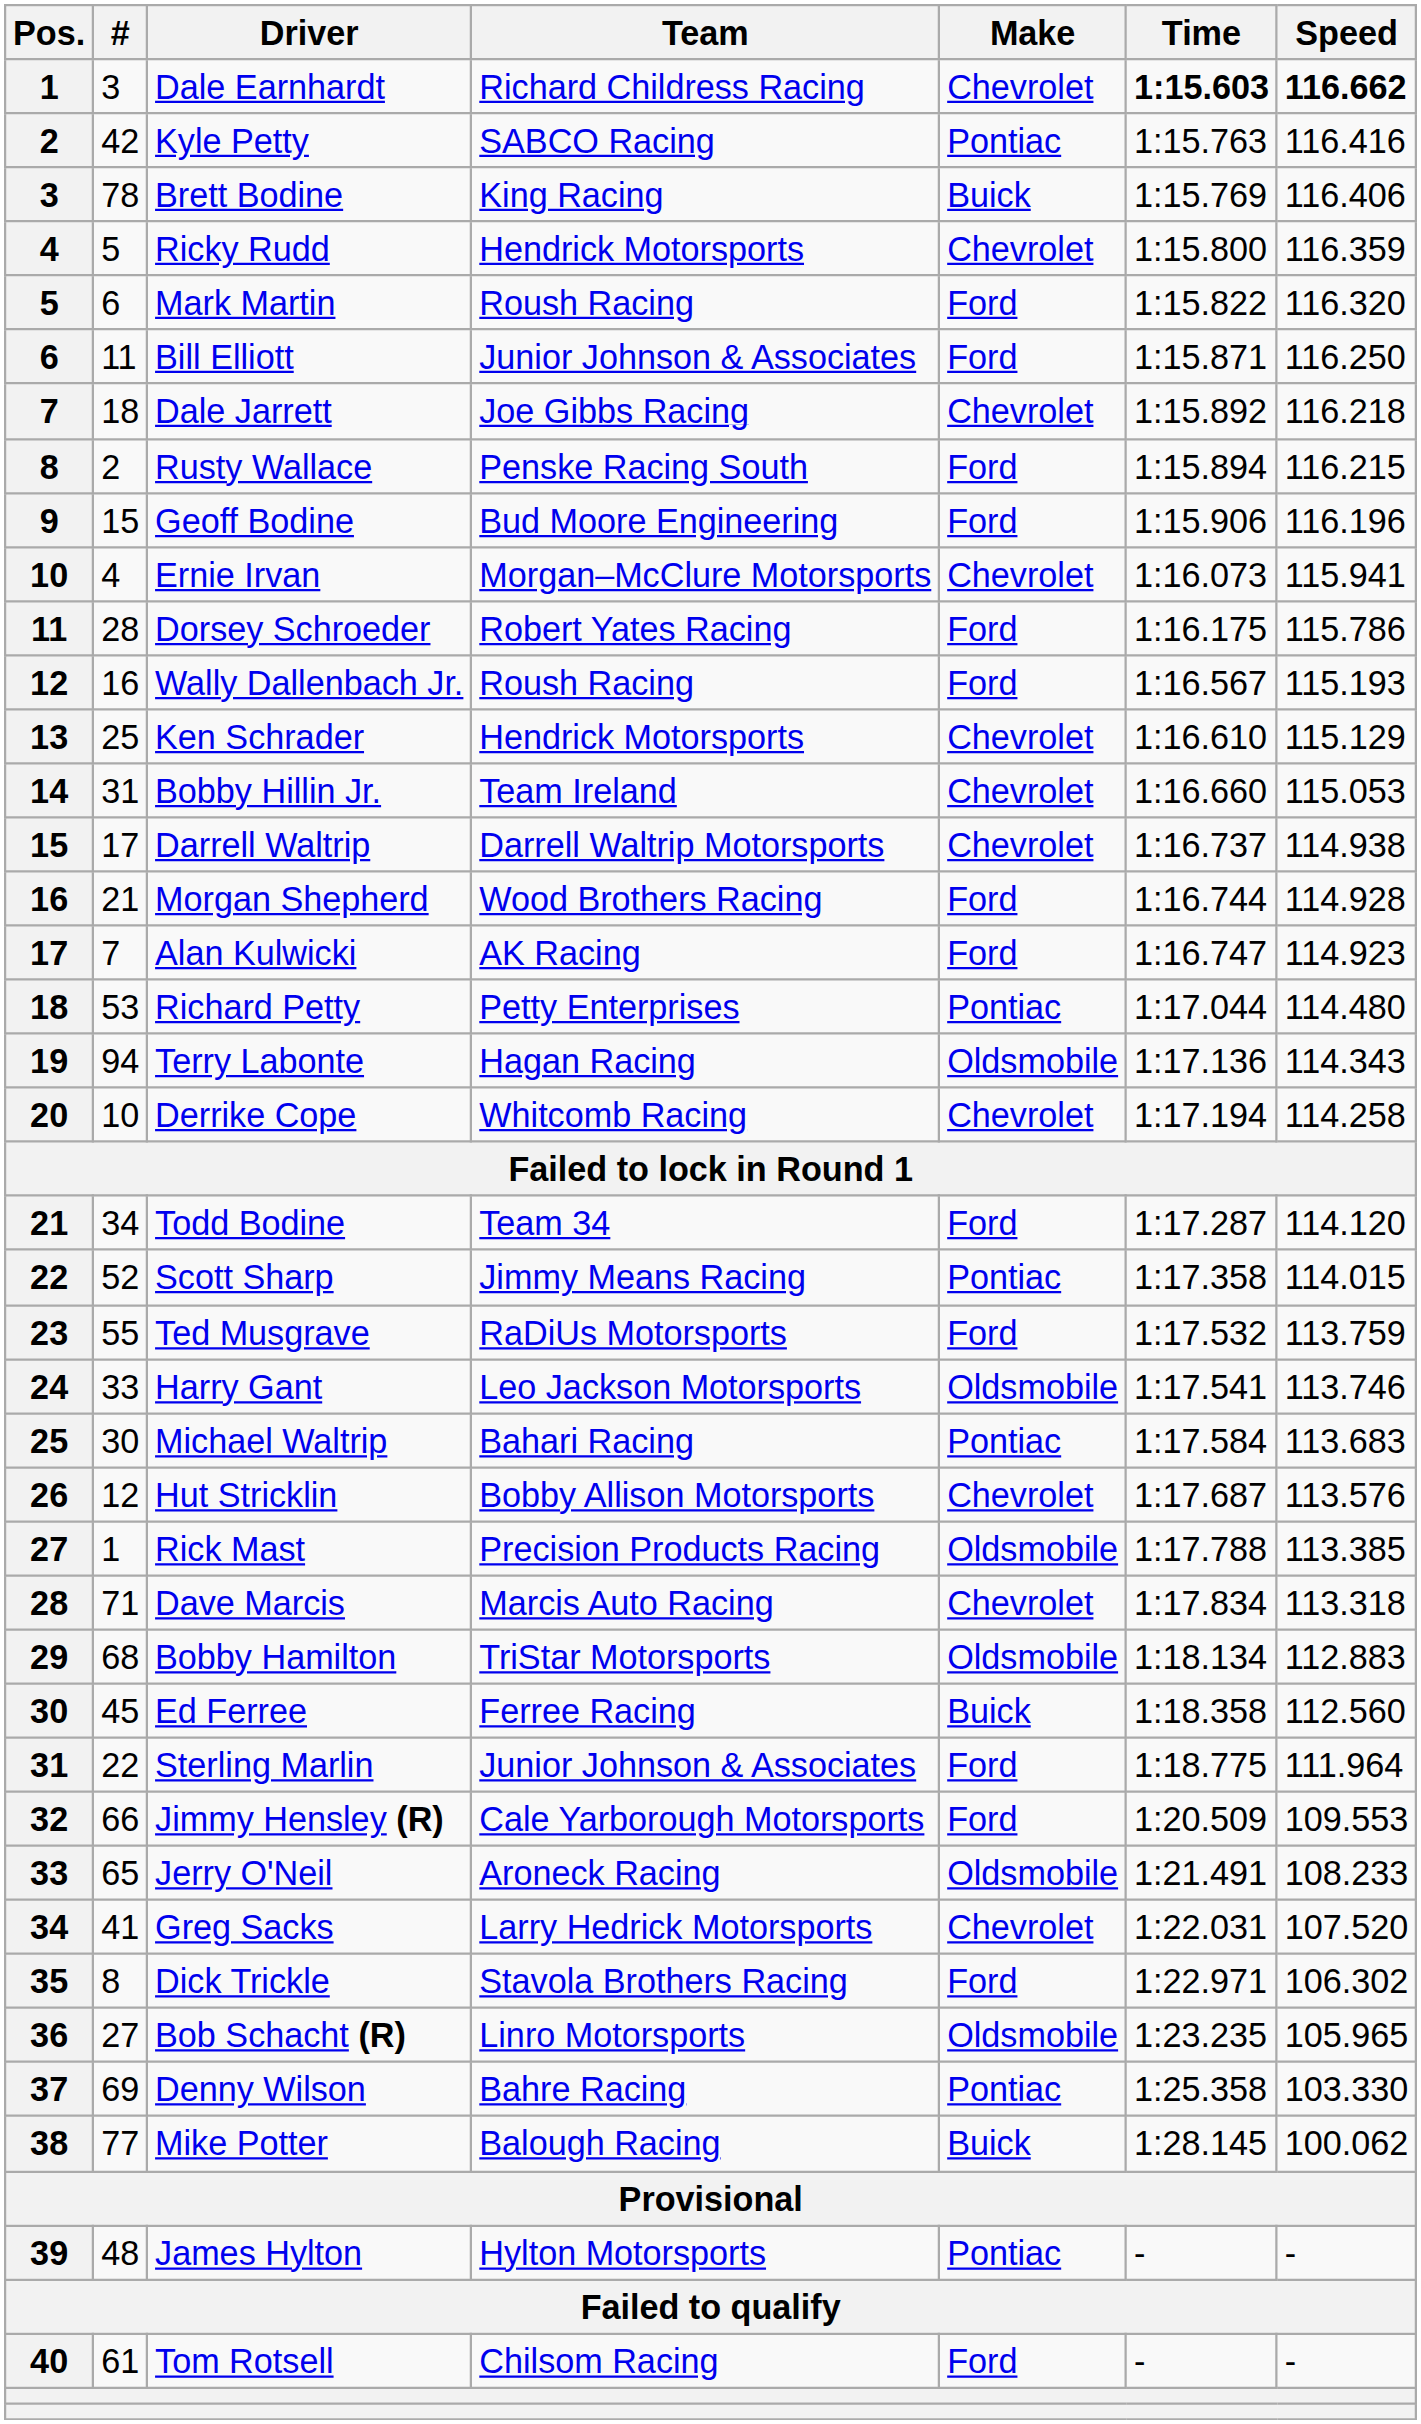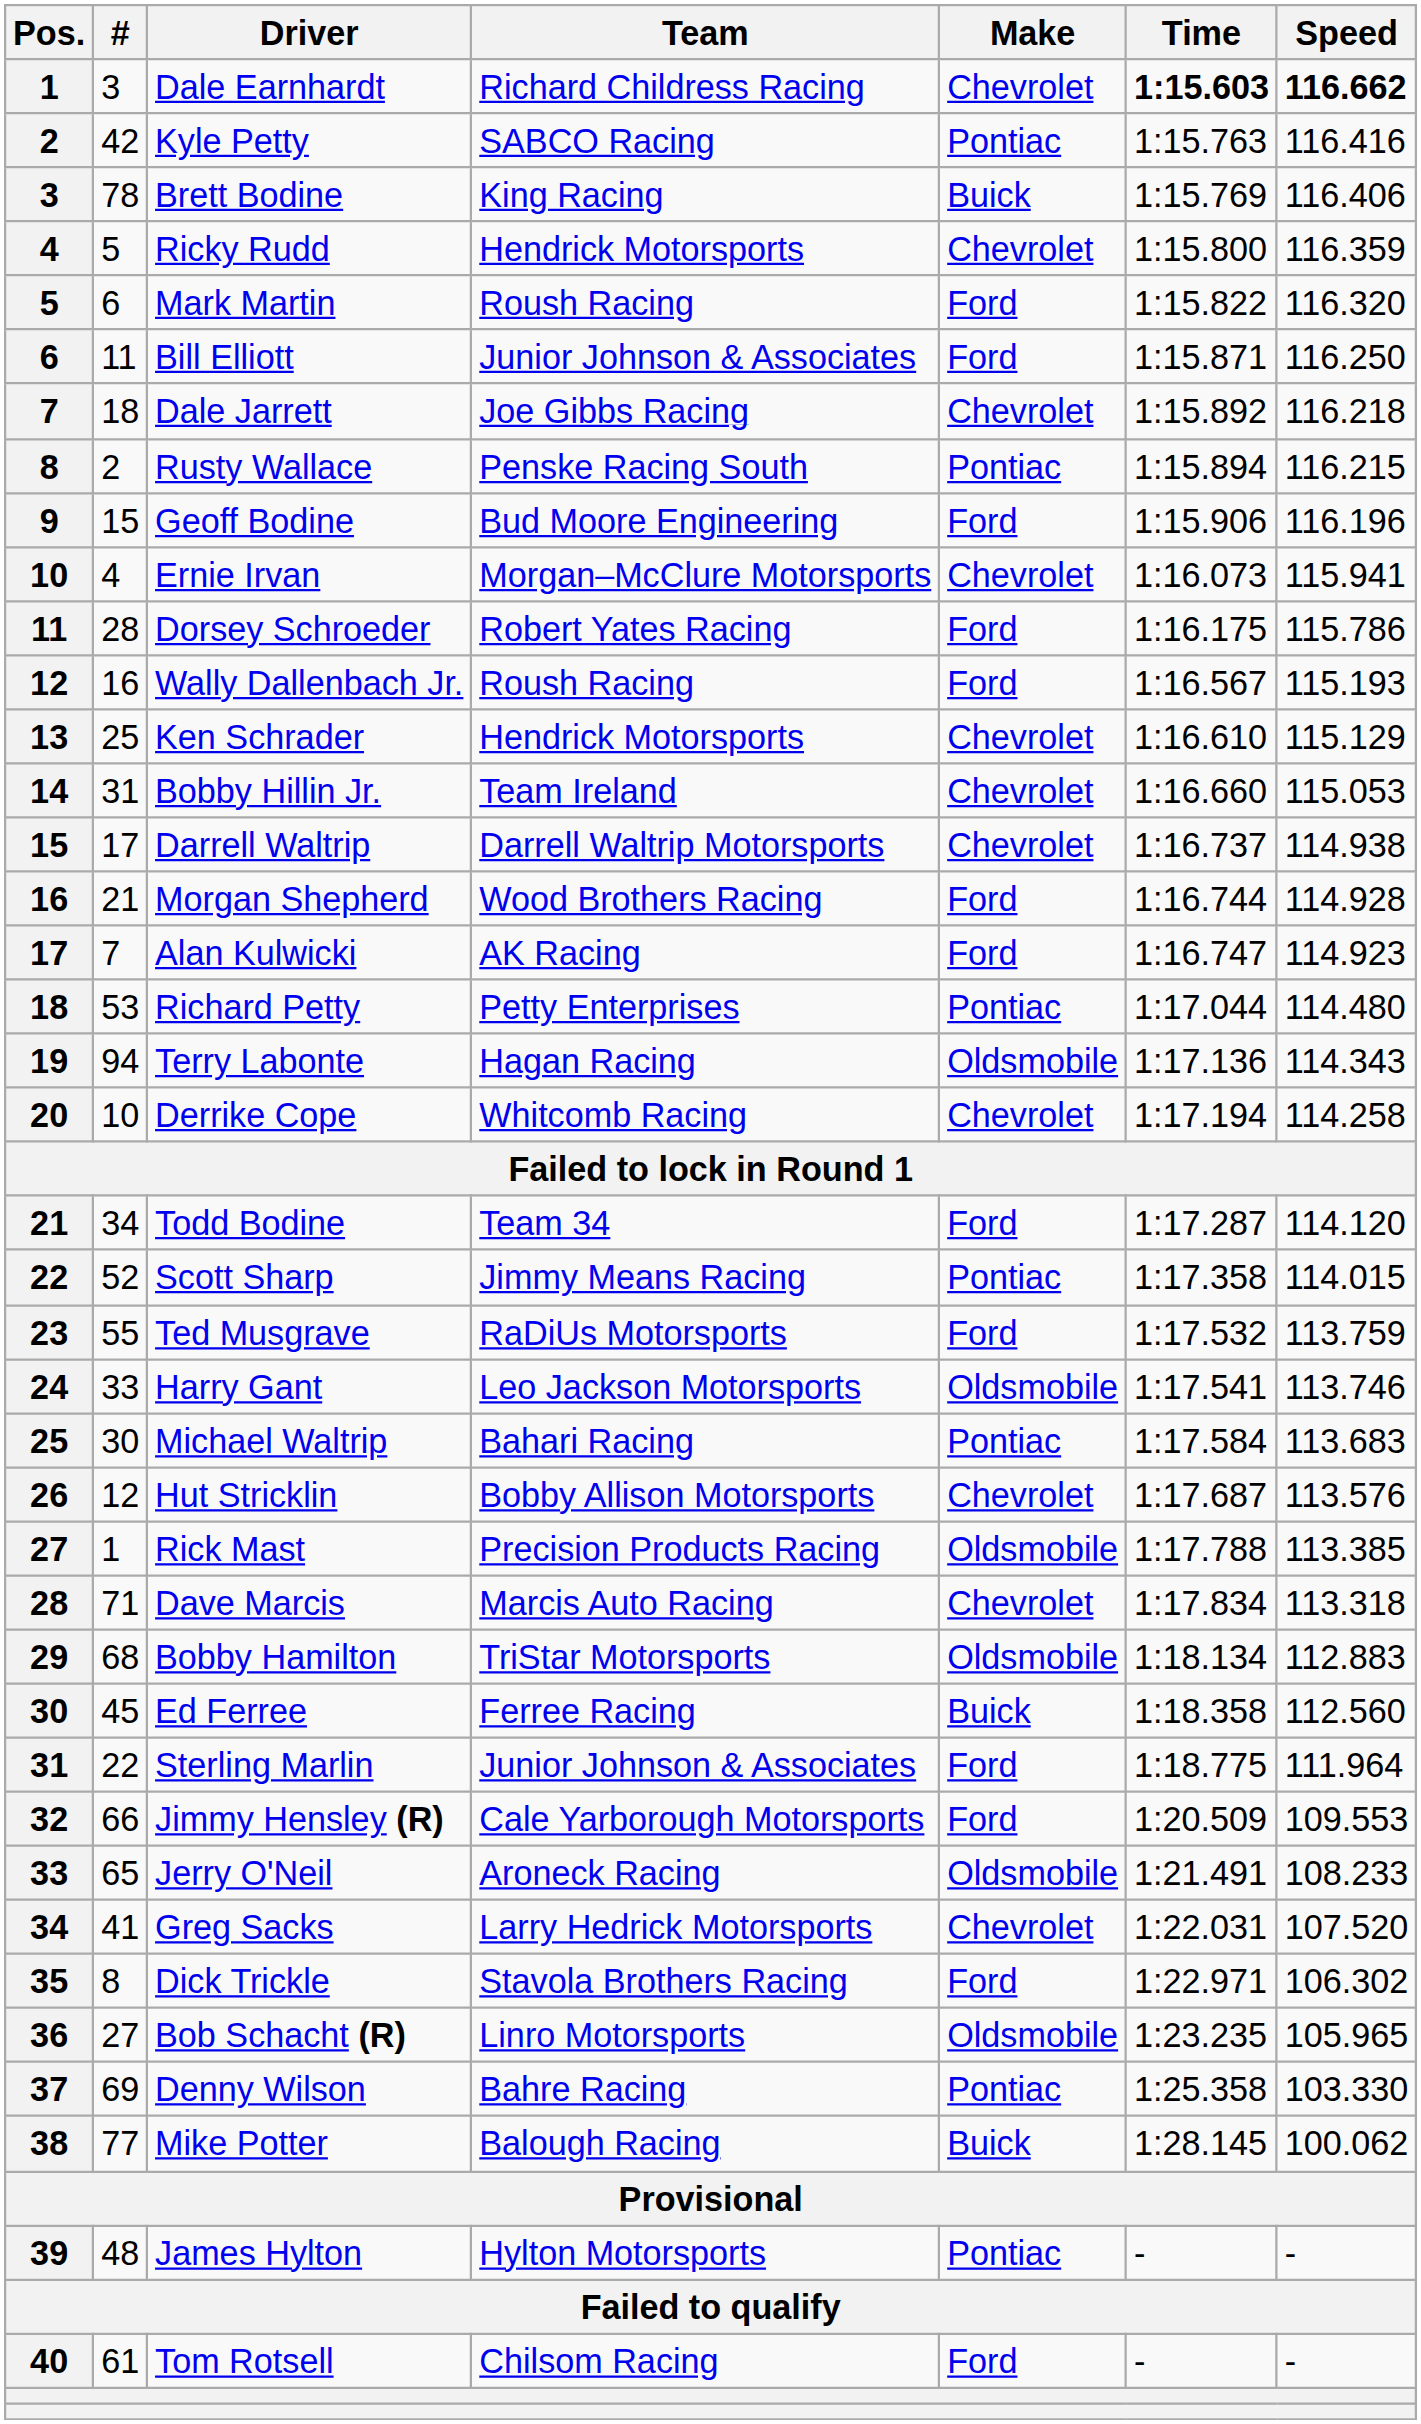(982, 466) Ford -> (1004, 466) Pontiac
